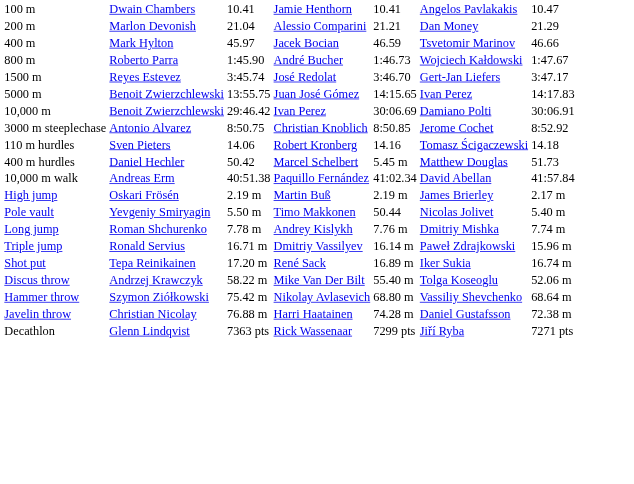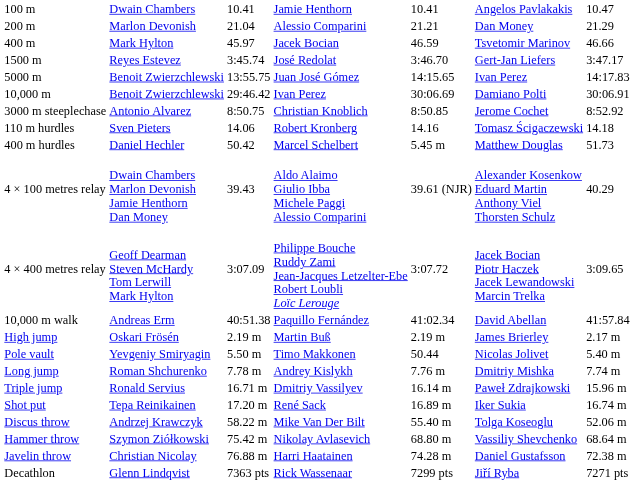- row: (20, 60)
+ row: (55, 189)
+ row: (55, 268)
